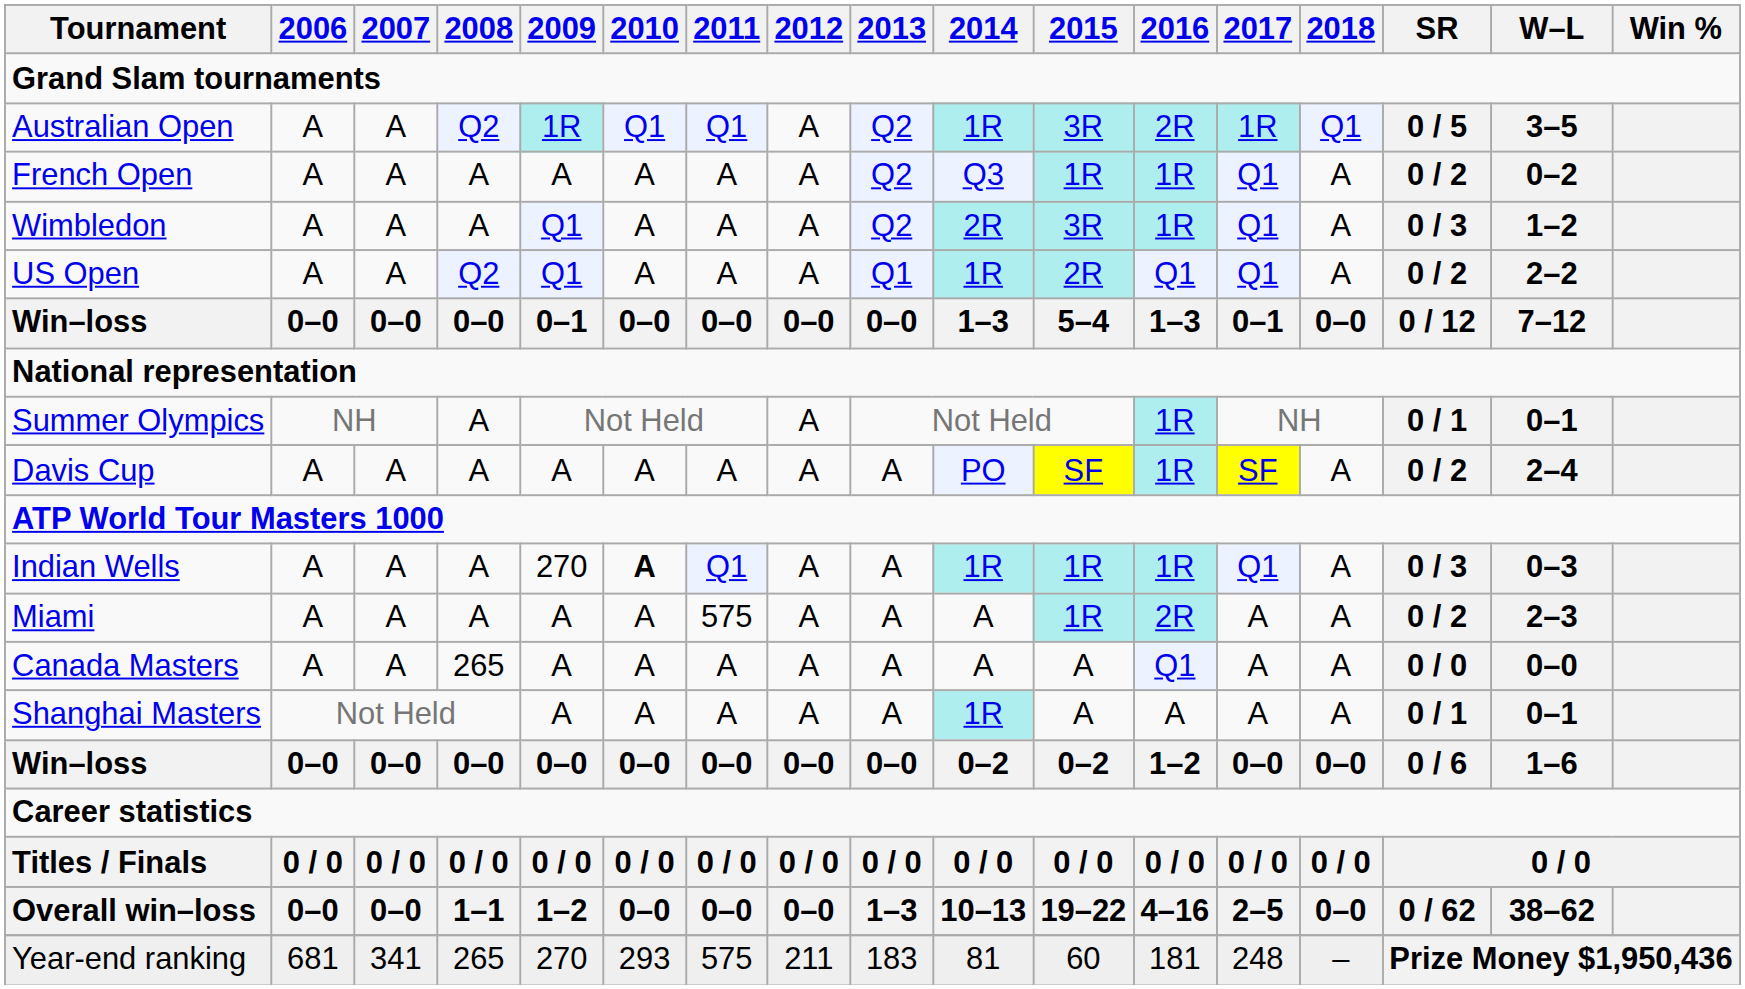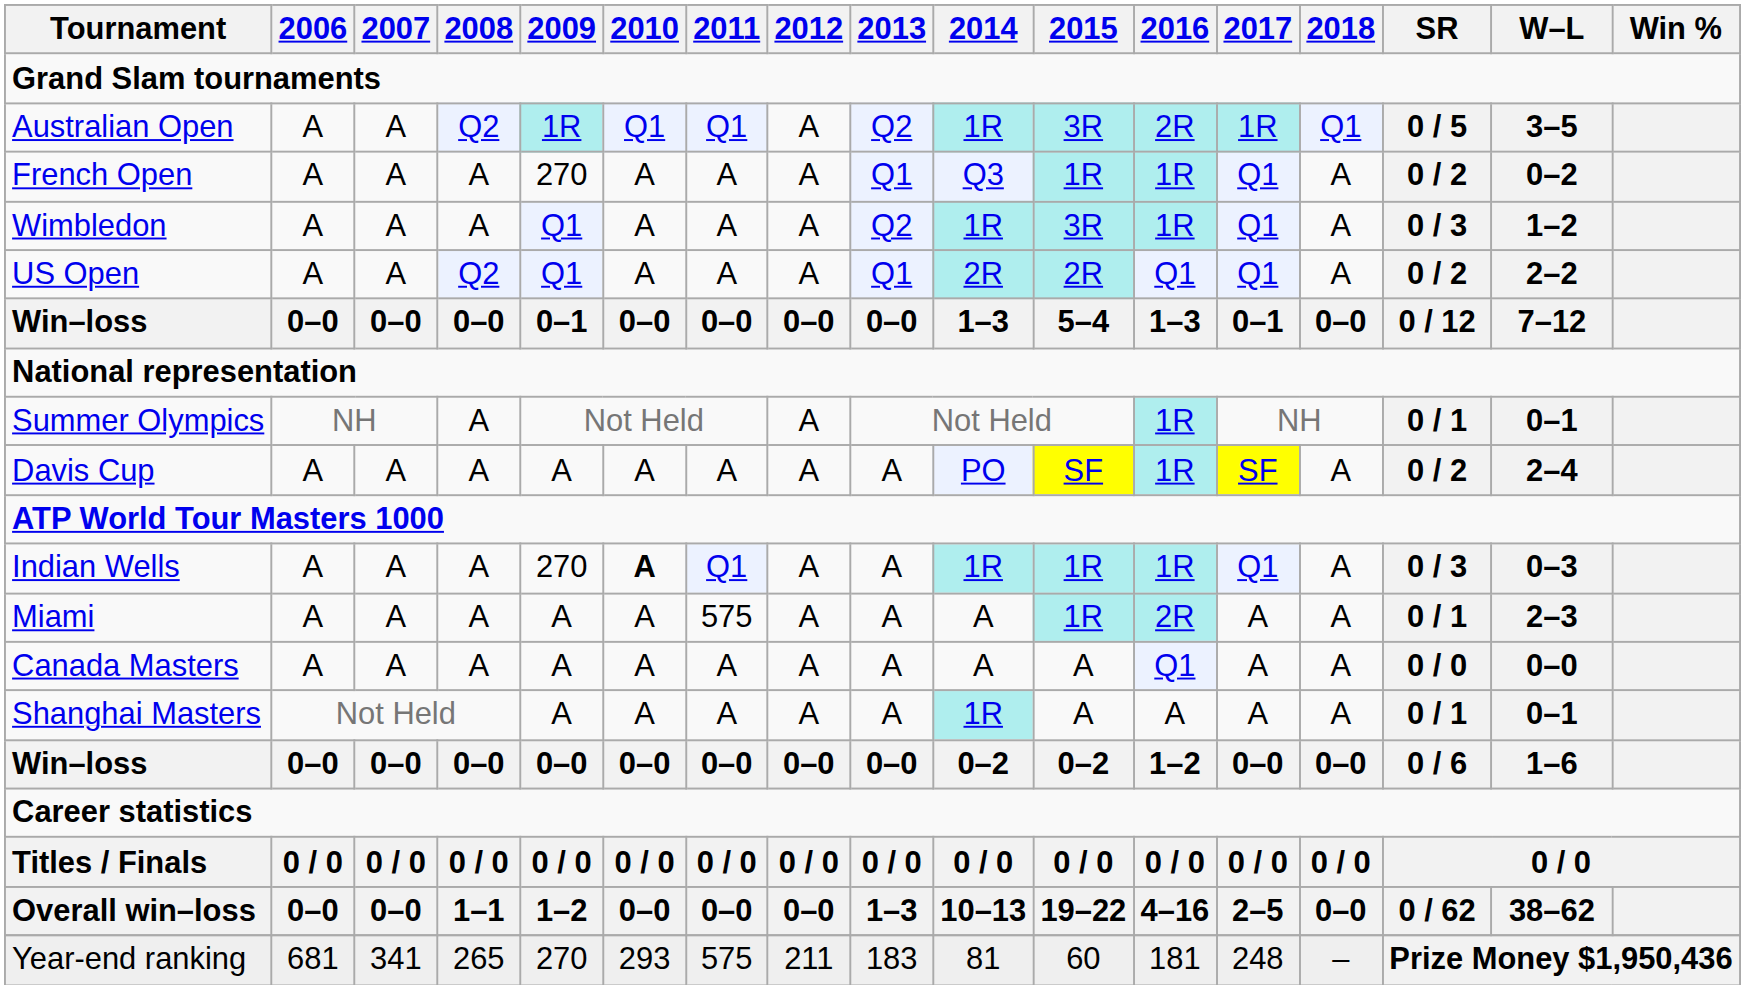(562, 175) A -> (562, 175) 270
(892, 175) Q2 -> (892, 175) Q1
(983, 224) 2R -> (983, 224) 1R
(983, 273) 1R -> (983, 273) 2R
(1437, 616) 0 / 2 -> (1437, 616) 0 / 1
(479, 665) 265 -> (479, 665) A
